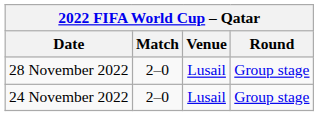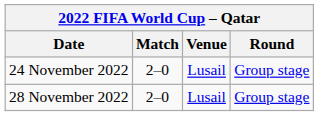rows swapped: (69, 96) <-> (69, 70)
